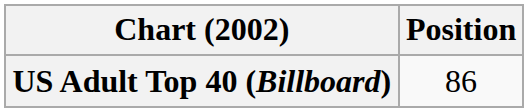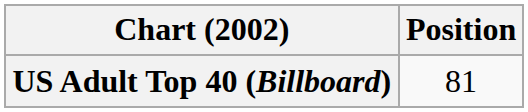(461, 80) 86 -> (461, 80) 81
